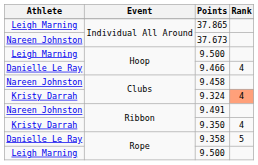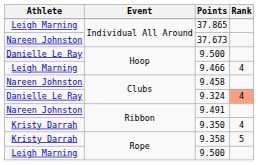(44, 54) Leigh Marning -> (44, 54) Danielle Le Ray
(44, 68) Danielle Le Ray -> (44, 68) Leigh Marning
(44, 96) Kristy Darrah -> (44, 96) Danielle Le Ray
(44, 138) Danielle Le Ray -> (44, 138) Kristy Darrah
